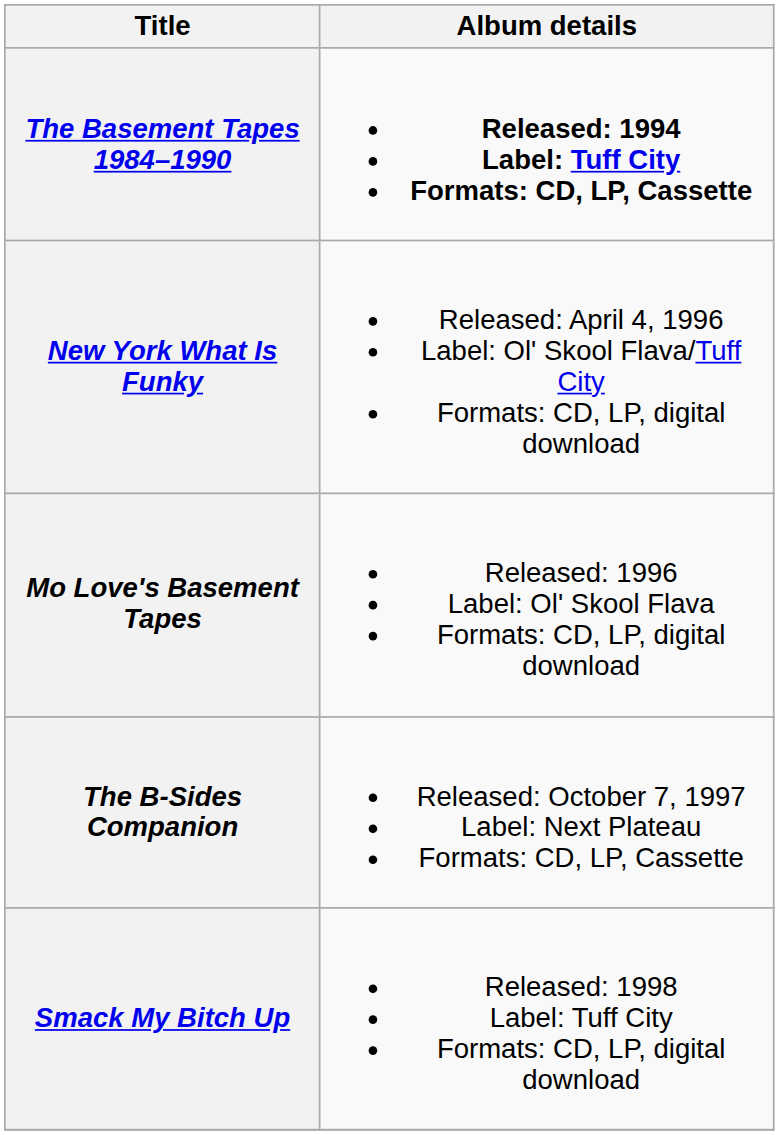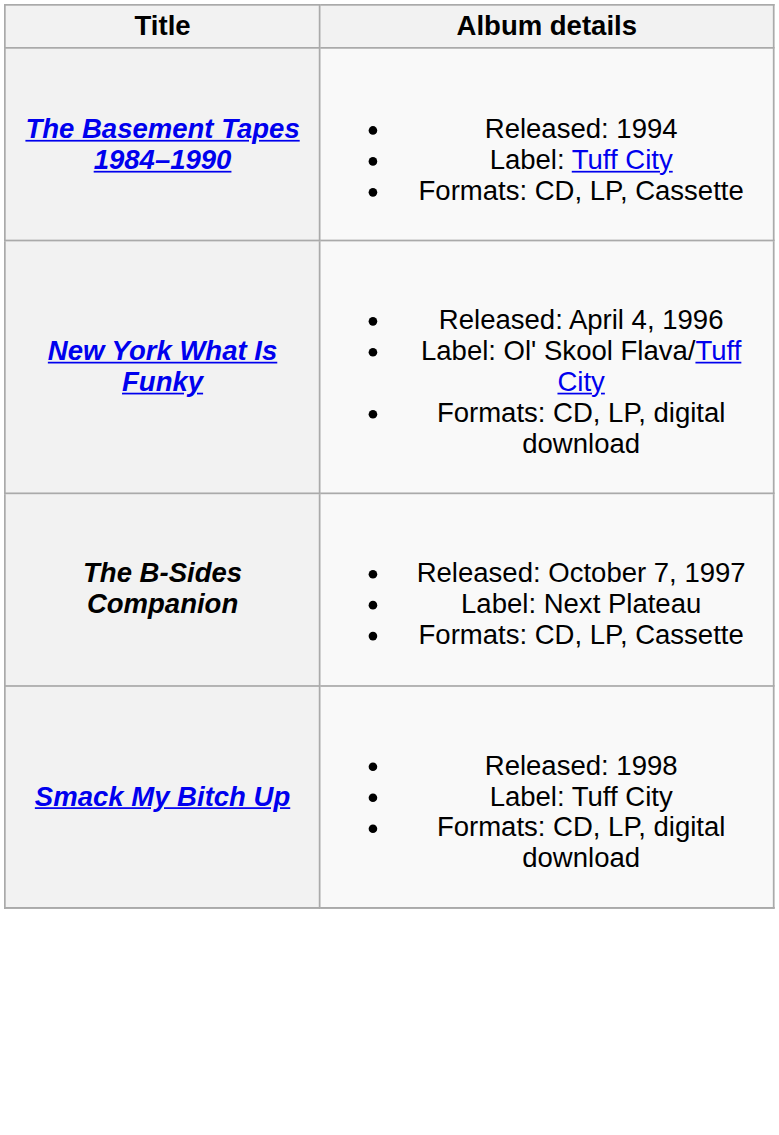(547, 160) bold -> (547, 160) normal
- row: (163, 604)
